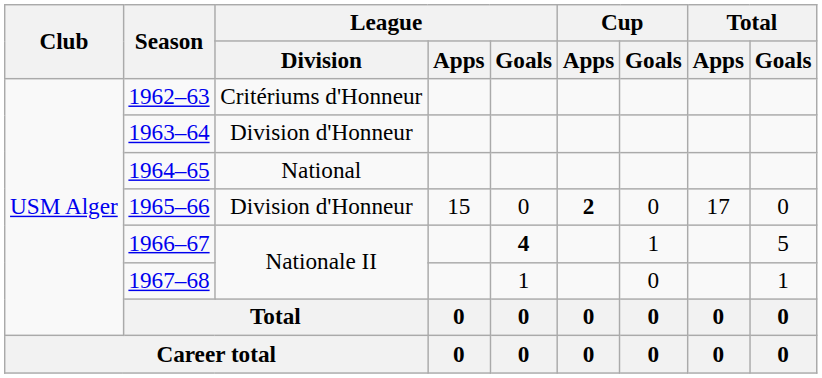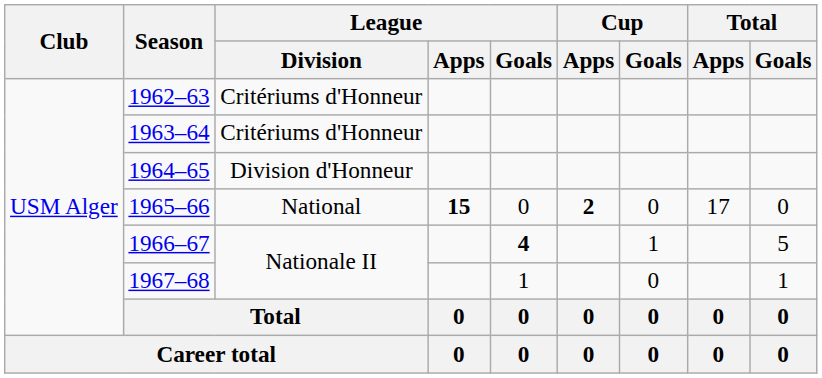(321, 133) Division d'Honneur -> (321, 133) Critériums d'Honneur
(321, 170) National -> (321, 170) Division d'Honneur
(321, 206) Division d'Honneur -> (321, 206) National
(459, 206) normal -> (459, 206) bold
